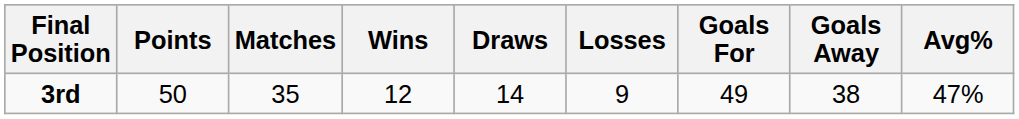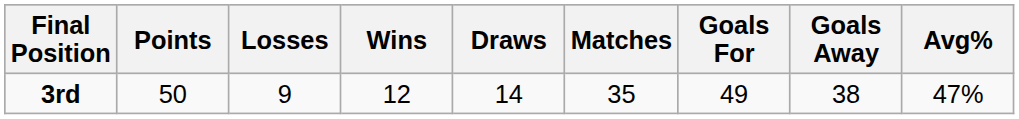columns swapped: (285, 39) <-> (622, 39)
